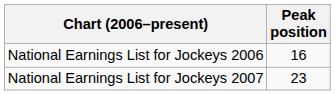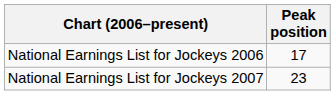(299, 55) 16 -> (299, 55) 17
